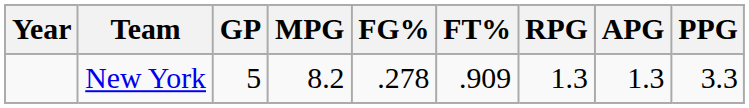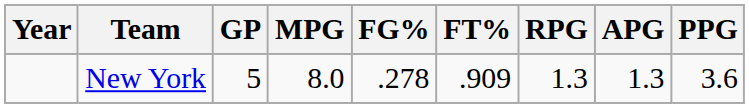(326, 78) 8.2 -> (326, 78) 8.0
(719, 78) 3.3 -> (719, 78) 3.6
